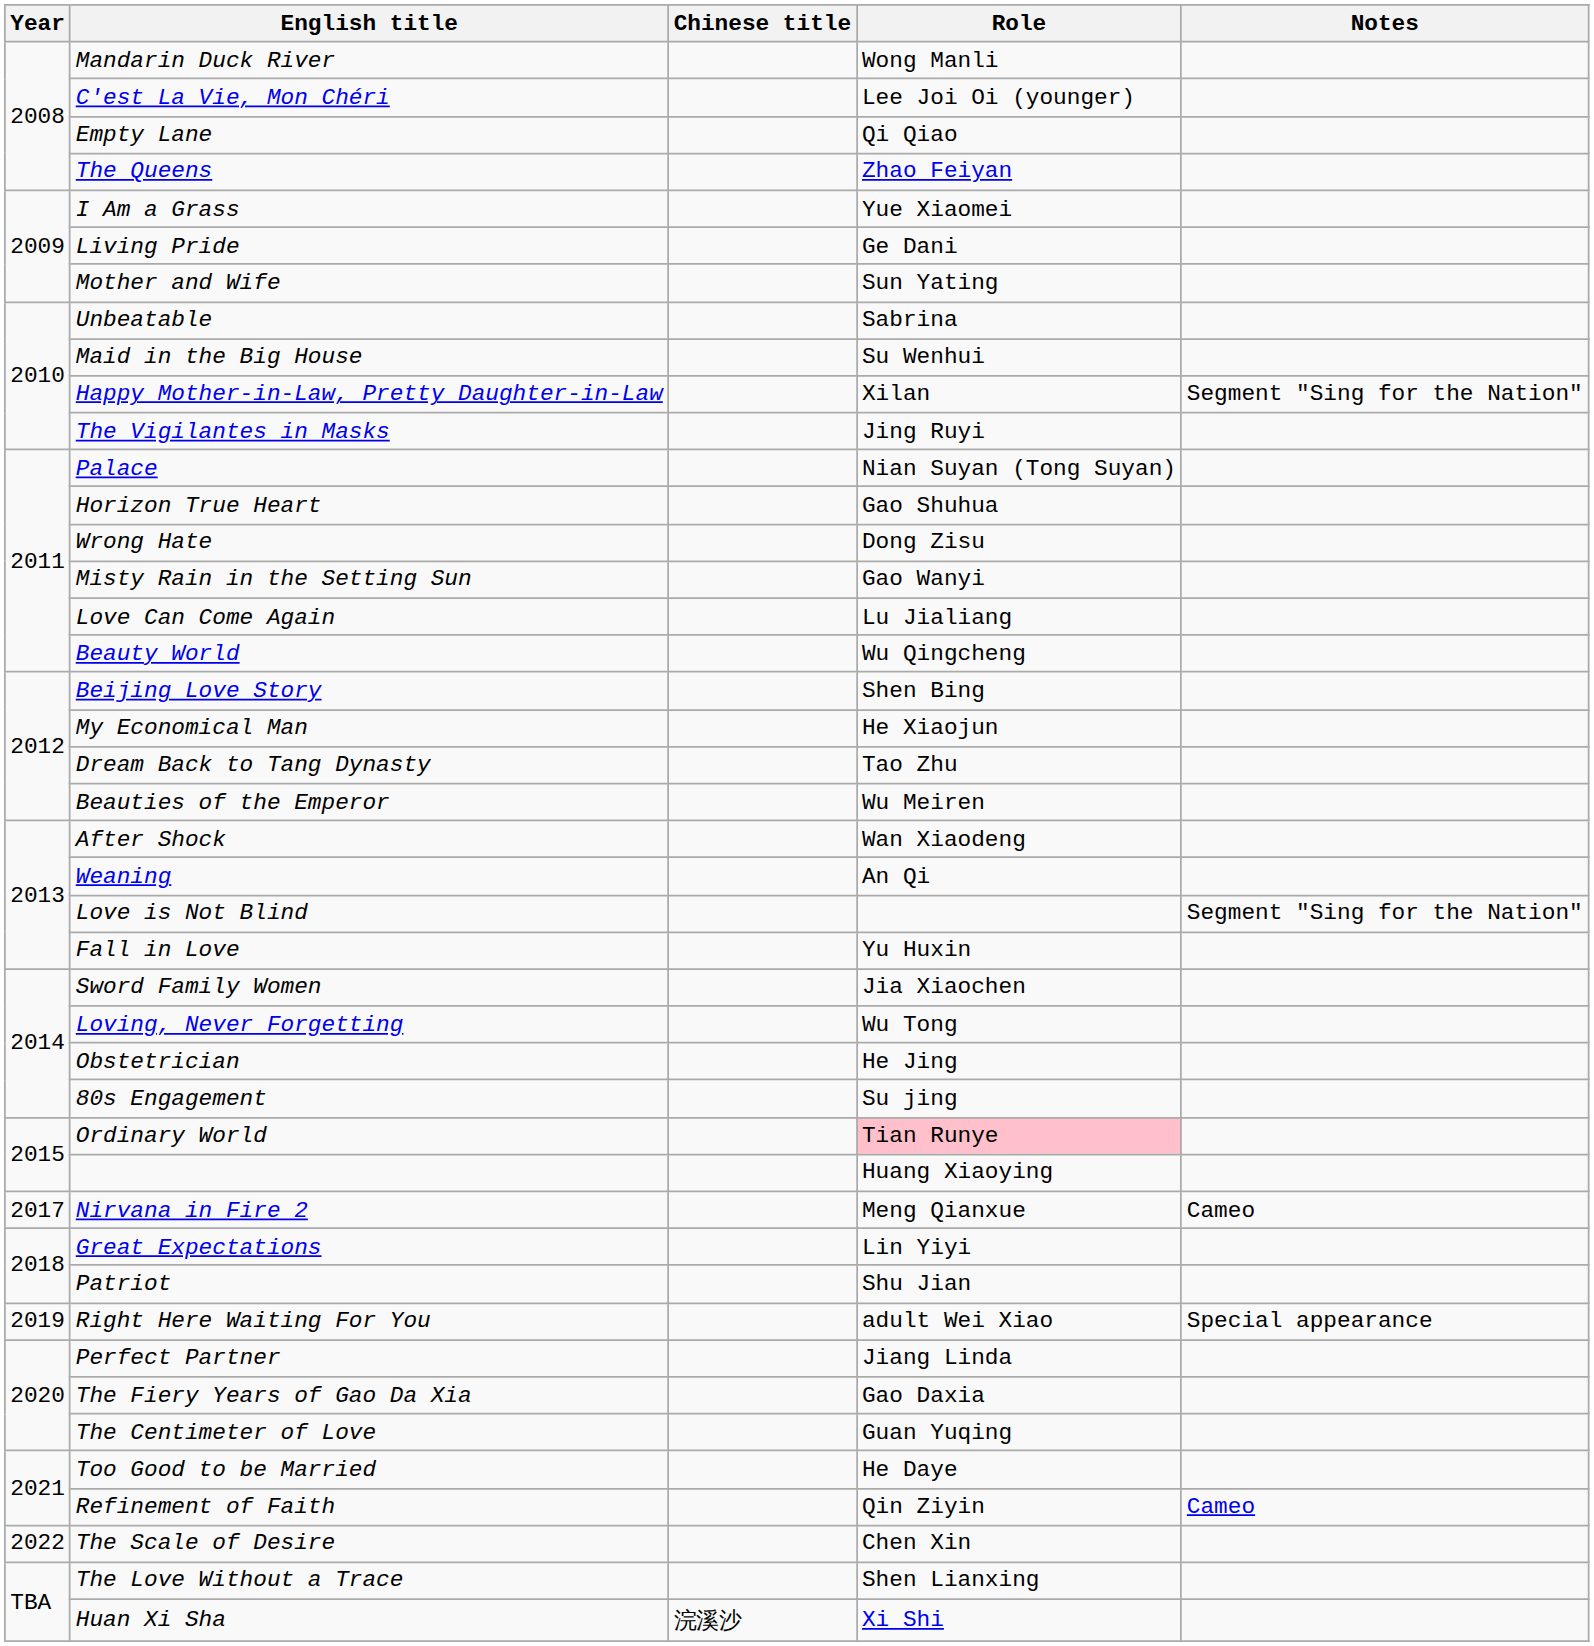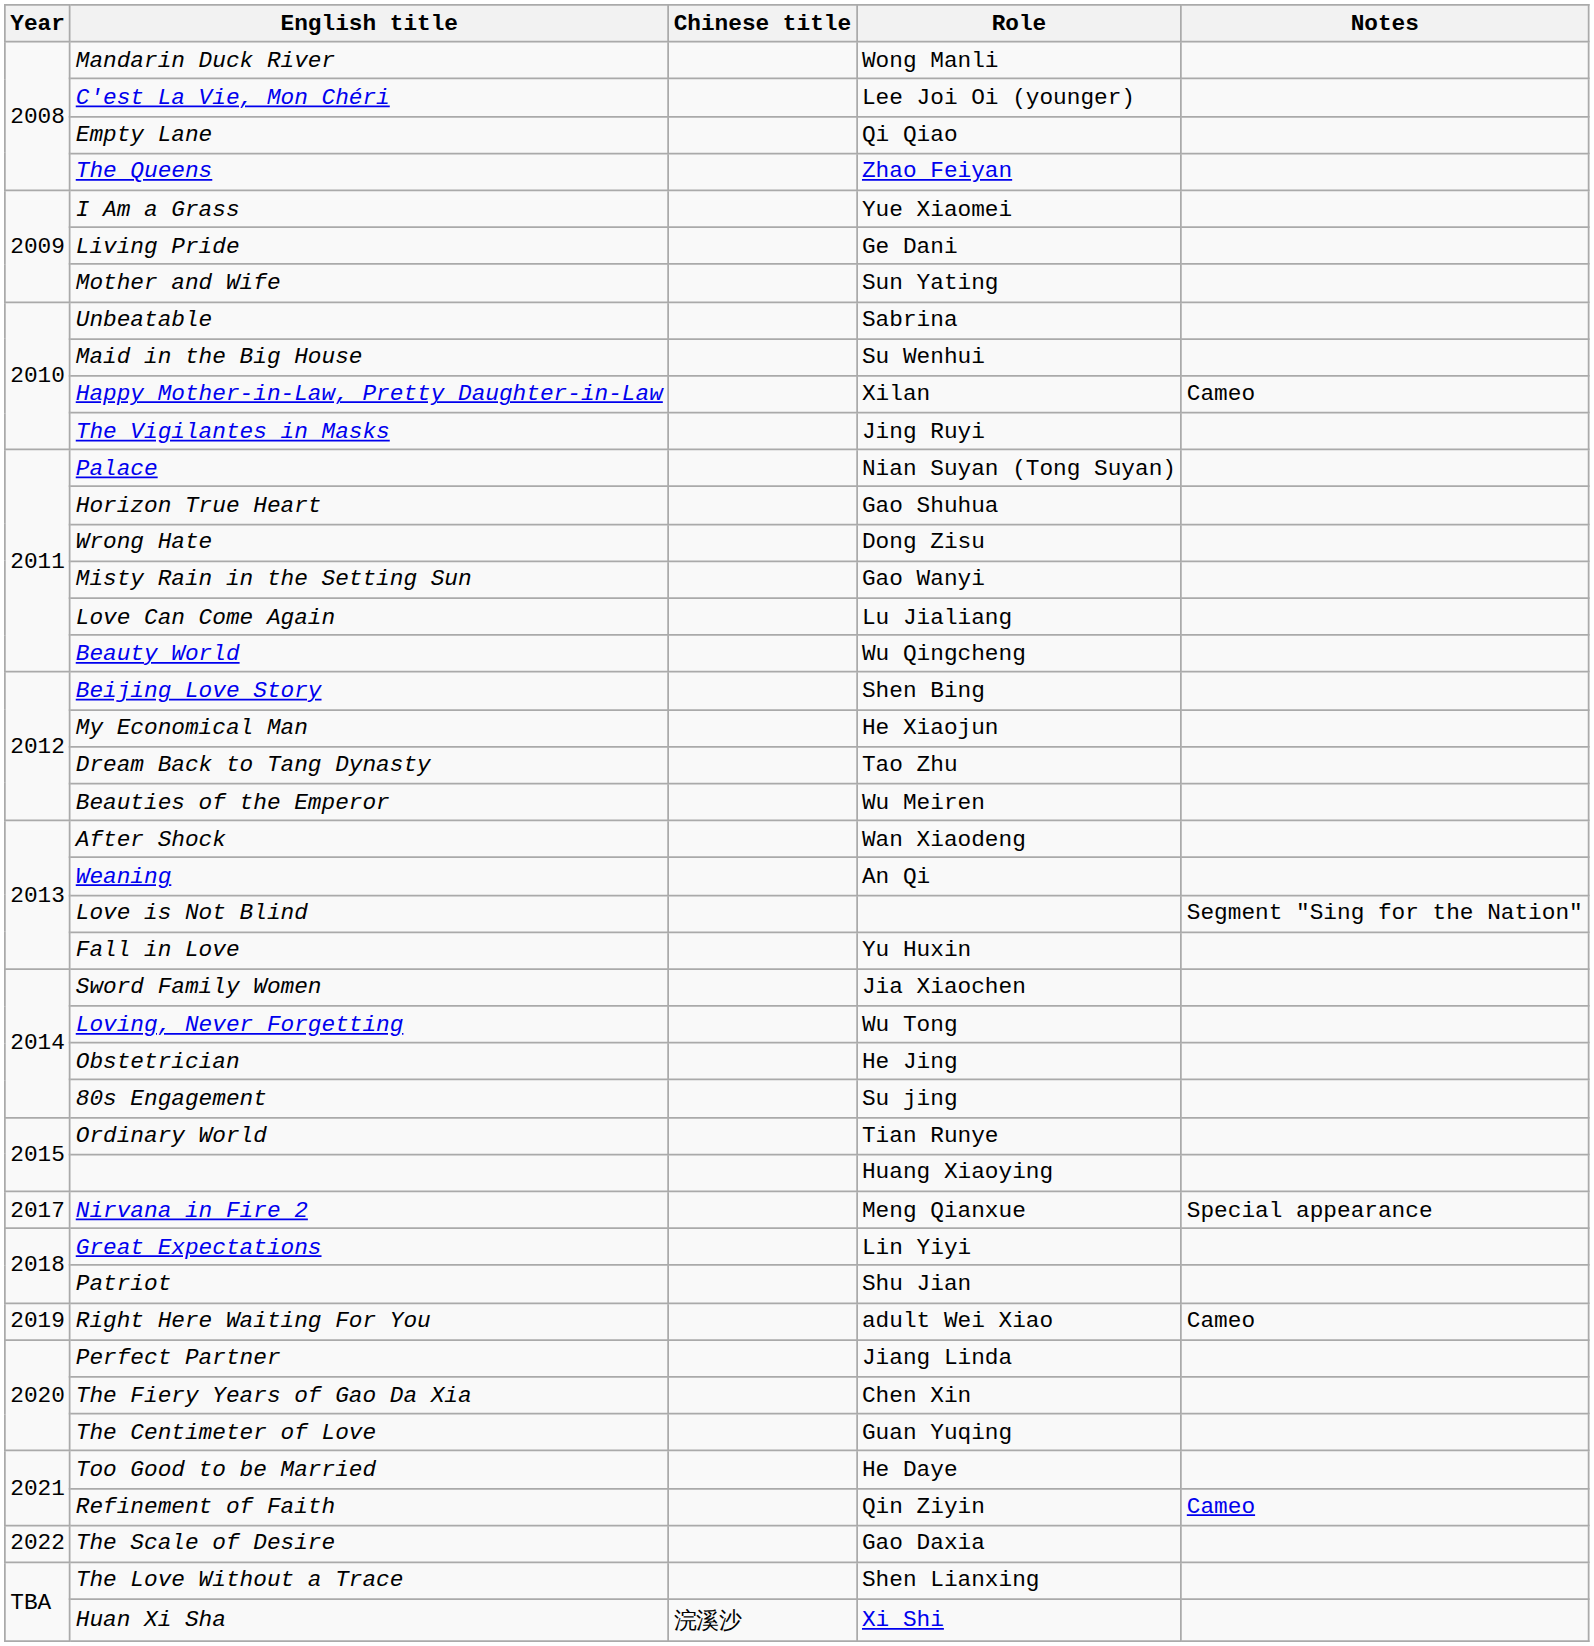(1385, 394) Segment "Sing for the Nation" -> (1221, 394) Cameo
(930, 1136) pink background -> (930, 1136) no background
(1221, 1210) Cameo -> (1310, 1210) Special appearance
(1310, 1321) Special appearance -> (1221, 1321) Cameo
(923, 1395) Gao Daxia -> (917, 1395) Chen Xin
(917, 1544) Chen Xin -> (923, 1544) Gao Daxia
